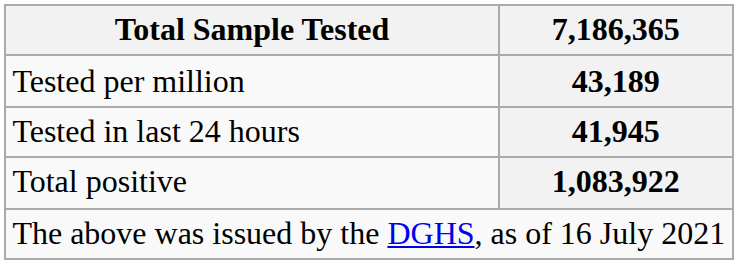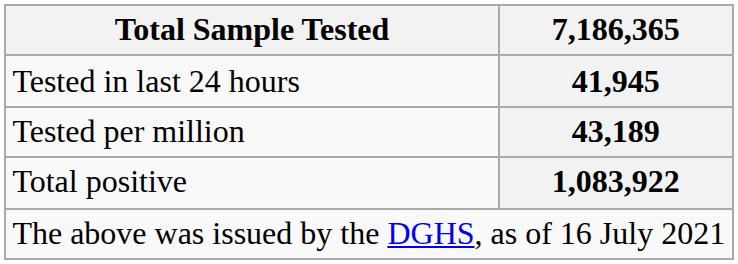rows swapped: (129, 80) <-> (156, 131)
